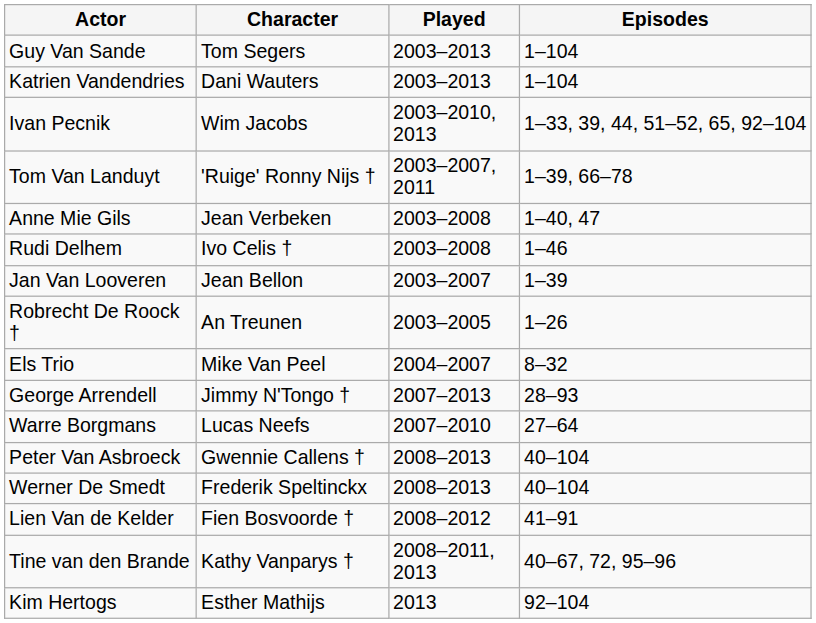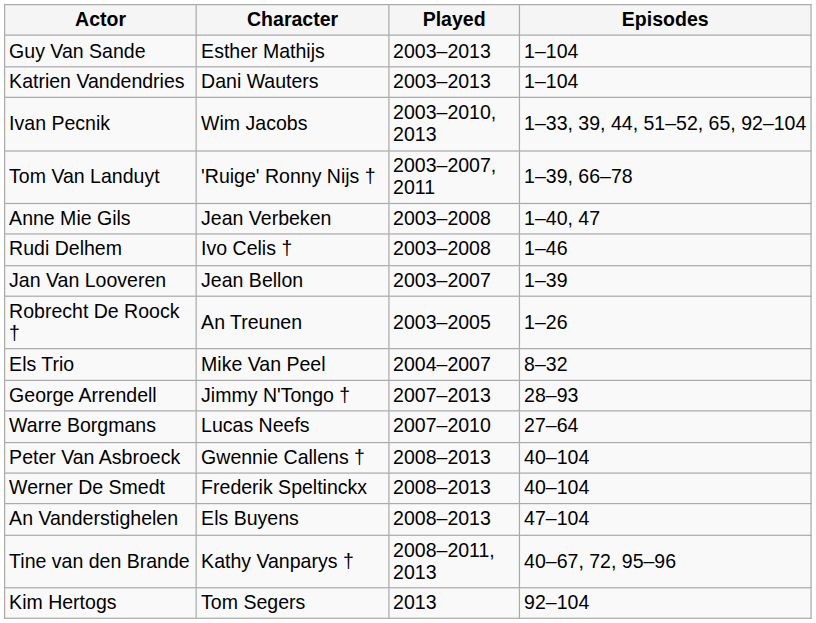(253, 50) Tom Segers -> (263, 50) Esther Mathijs
+ row: (94, 519)
- row: (91, 519)
(263, 603) Esther Mathijs -> (253, 603) Tom Segers
